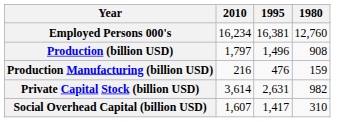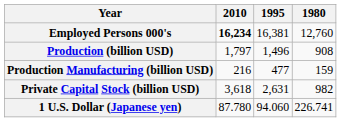(235, 32) normal -> (235, 32) bold
(280, 70) 476 -> (280, 70) 477
(238, 88) 3,614 -> (238, 88) 3,618
- row: (110, 107)
+ row: (110, 107)
